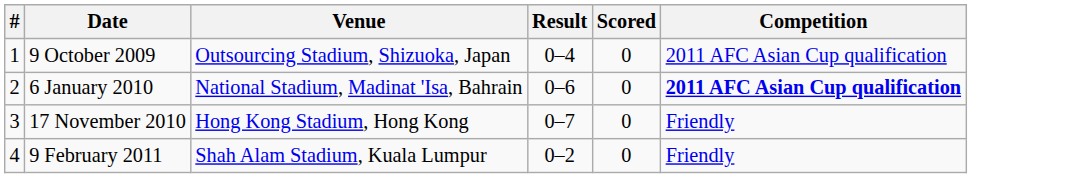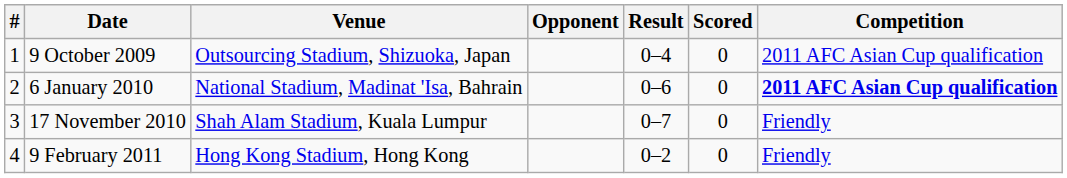+ column: (575, 21)
(332, 122) Hong Kong Stadium, Hong Kong -> (341, 122) Shah Alam Stadium, Kuala Lumpur
(341, 155) Shah Alam Stadium, Kuala Lumpur -> (332, 155) Hong Kong Stadium, Hong Kong
